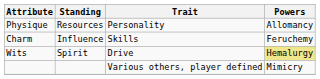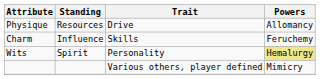(136, 25) Personality -> (120, 25) Drive
(120, 53) Drive -> (136, 53) Personality
